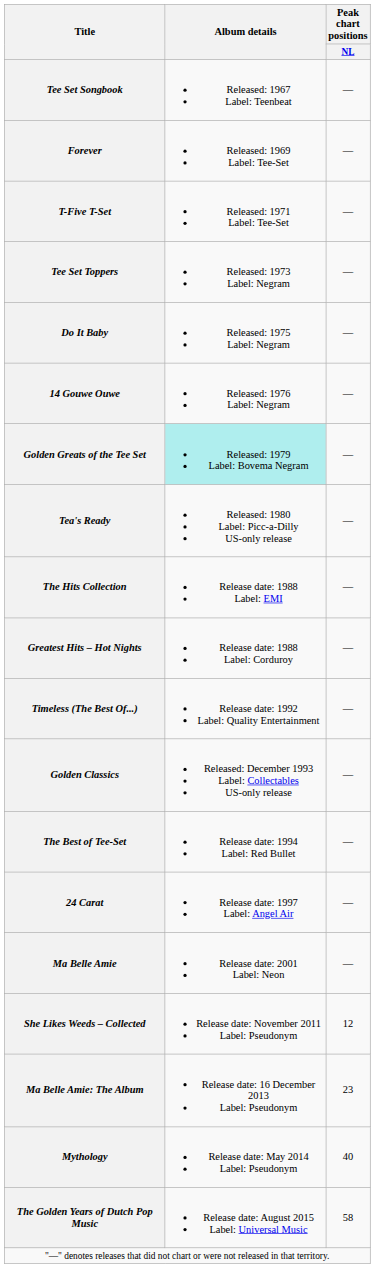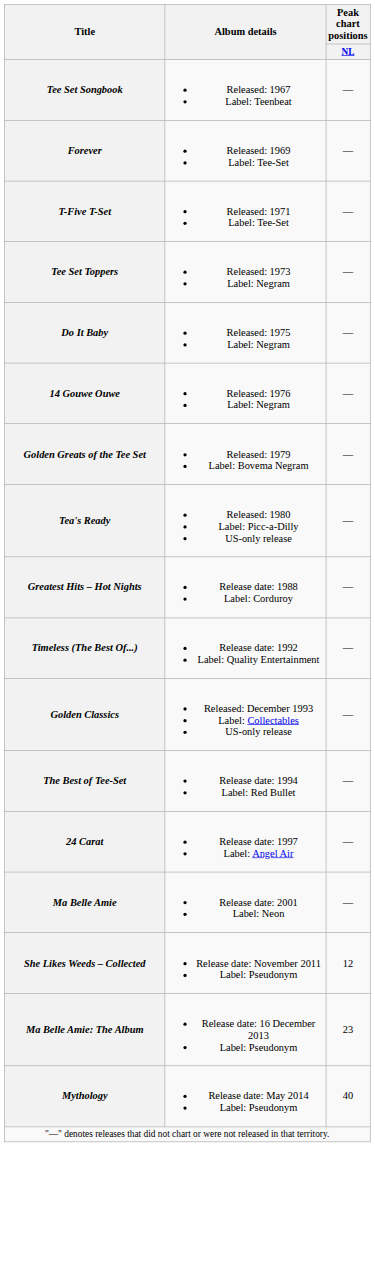(246, 460) paleturquoise background -> (246, 460) no background
- row: (85, 587)
- row: (85, 1217)
